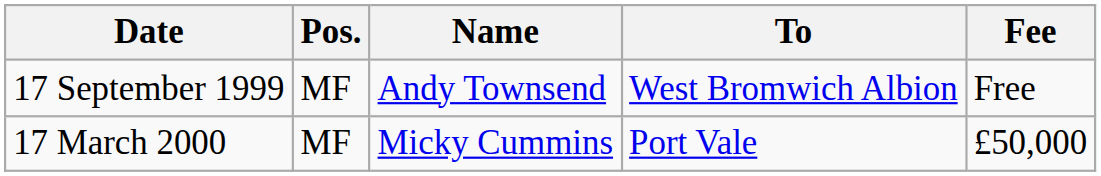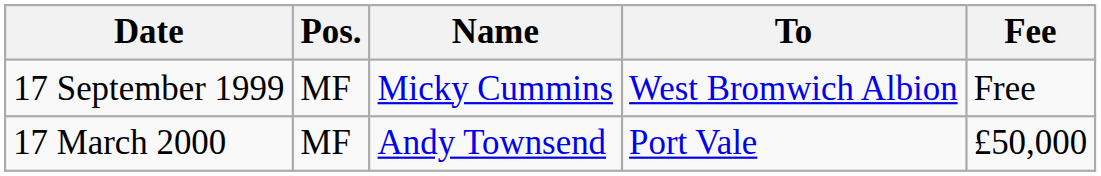(492, 87) Andy Townsend -> (495, 87) Micky Cummins
(495, 142) Micky Cummins -> (492, 142) Andy Townsend
